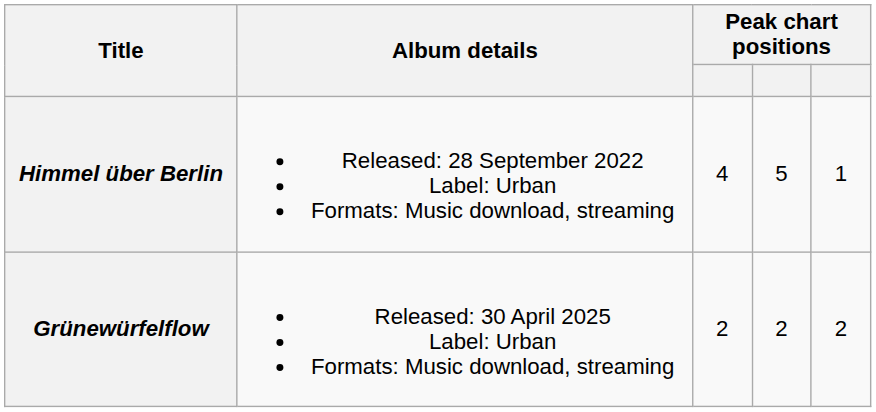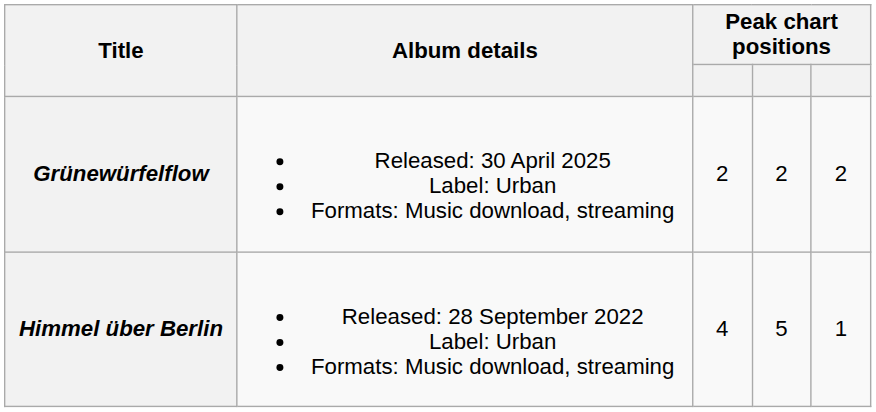rows swapped: (121, 173) <-> (121, 328)
